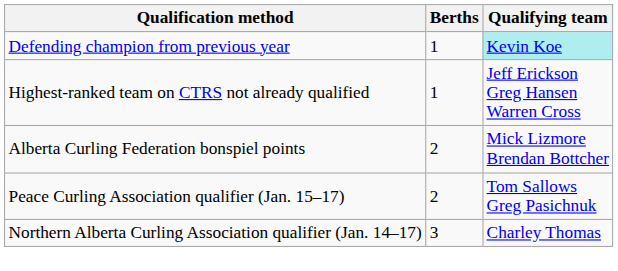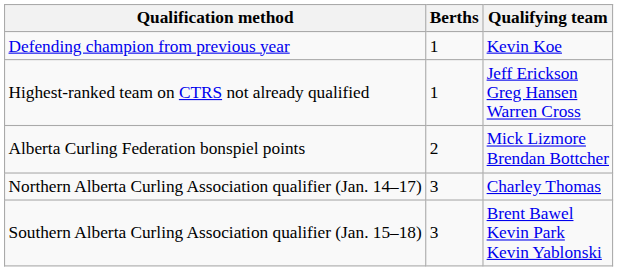(524, 45) paleturquoise background -> (524, 45) no background
- row: (176, 195)
+ row: (215, 232)
